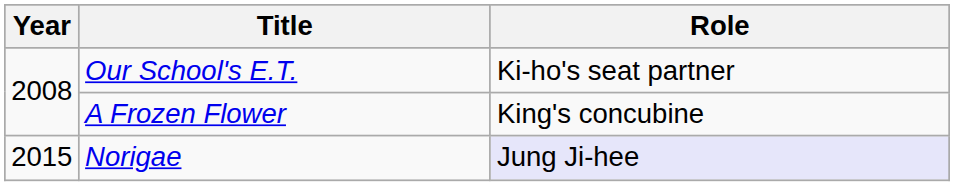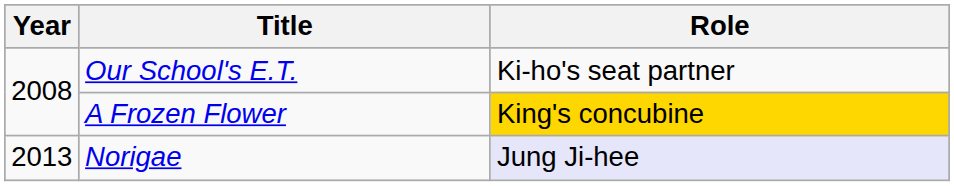(601, 113) no background -> (601, 113) gold background
(42, 157) 2015 -> (42, 157) 2013
